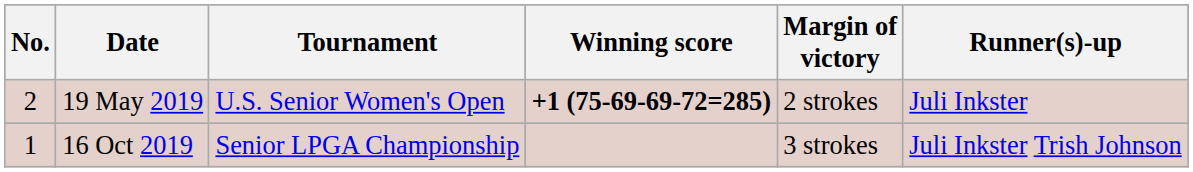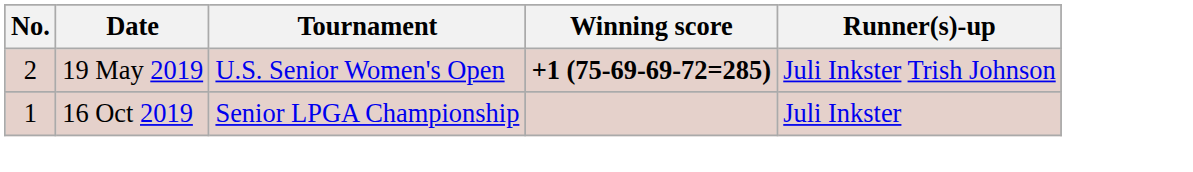- column: (840, 42)
(968, 101) Juli Inkster -> (919, 70) Juli Inkster Trish Johnson
(1046, 145) Juli Inkster Trish Johnson -> (842, 113) Juli Inkster
